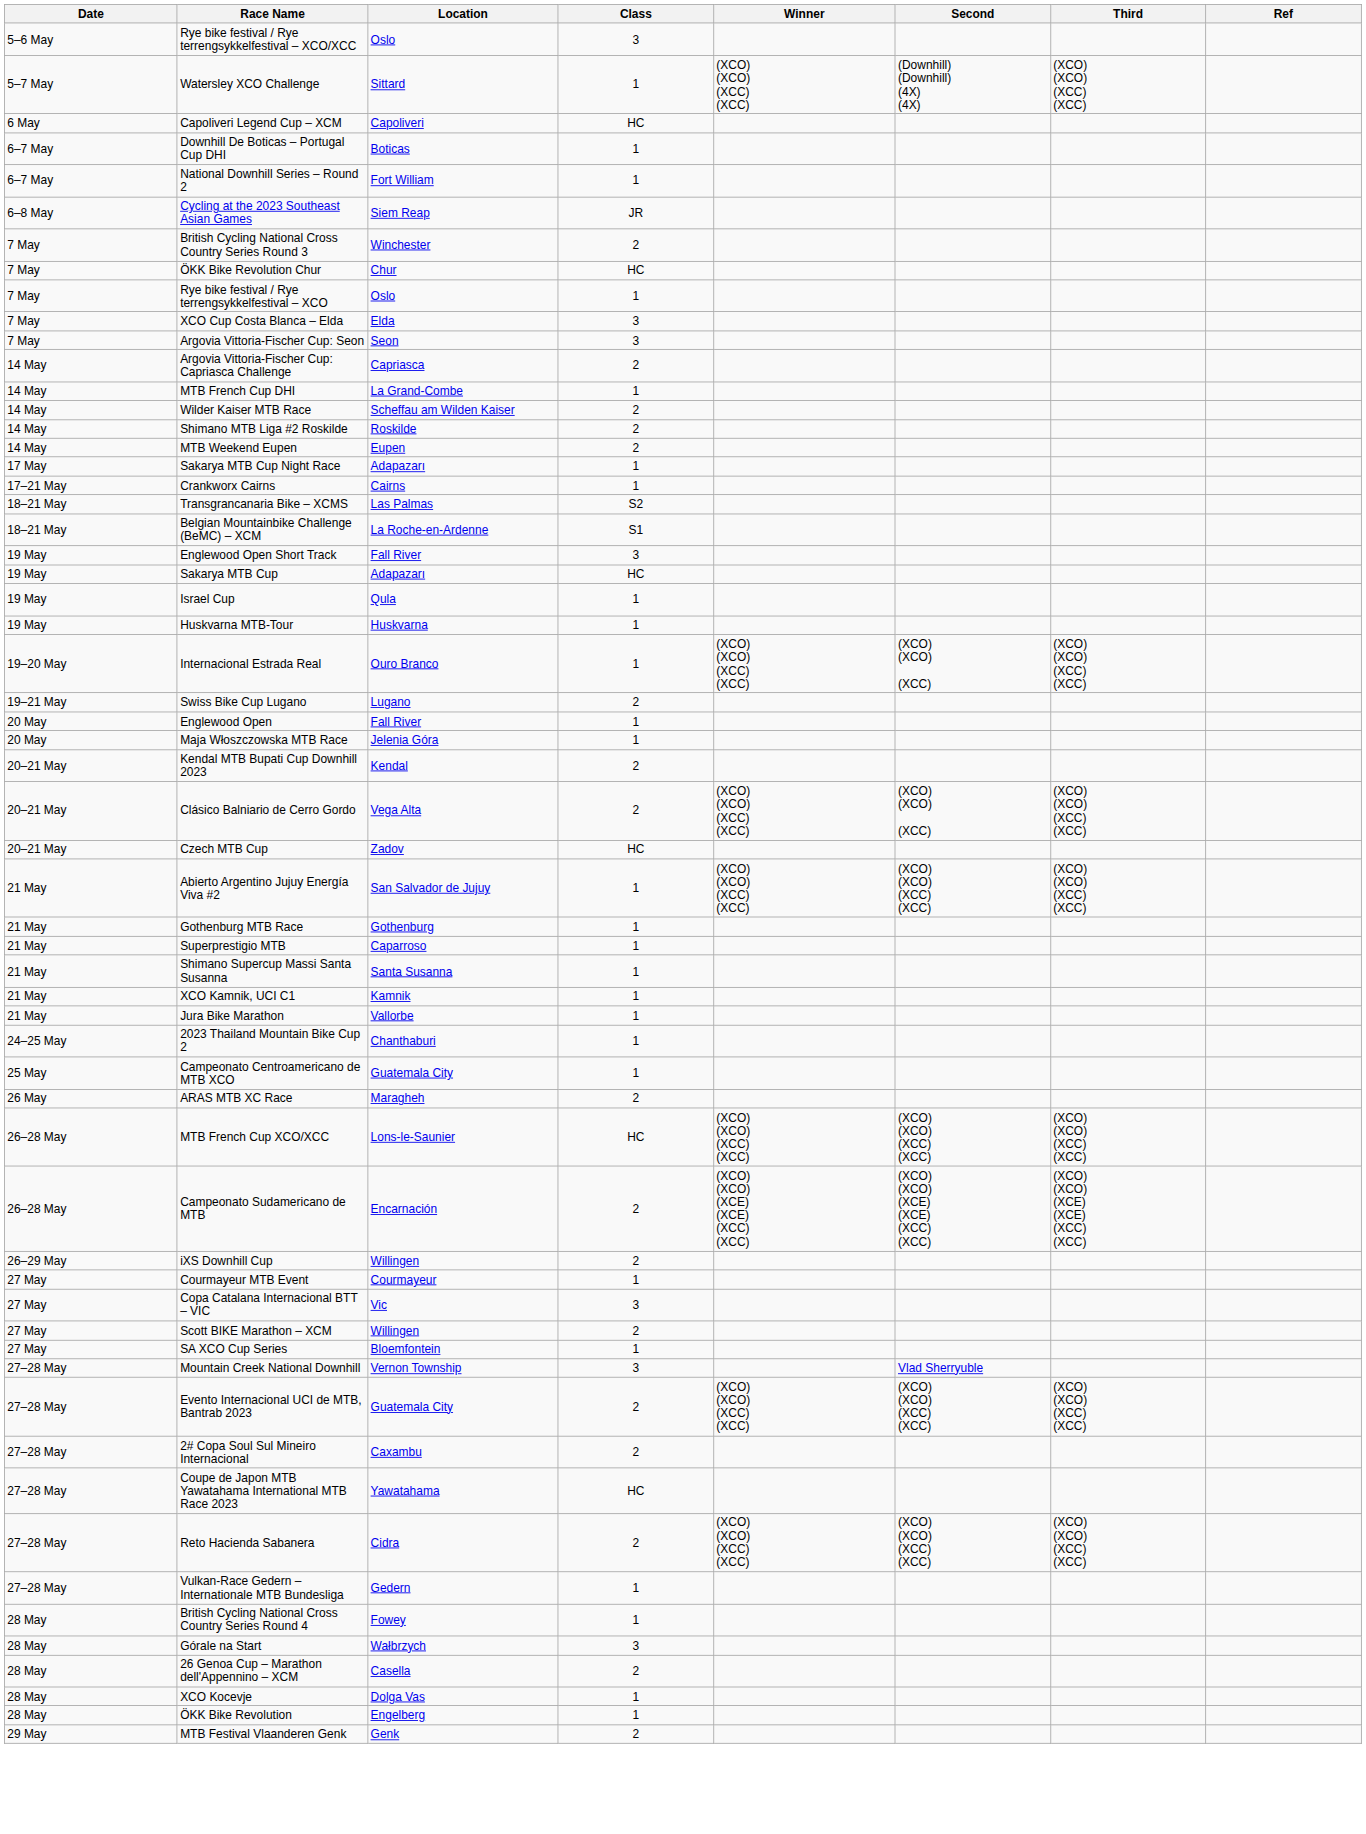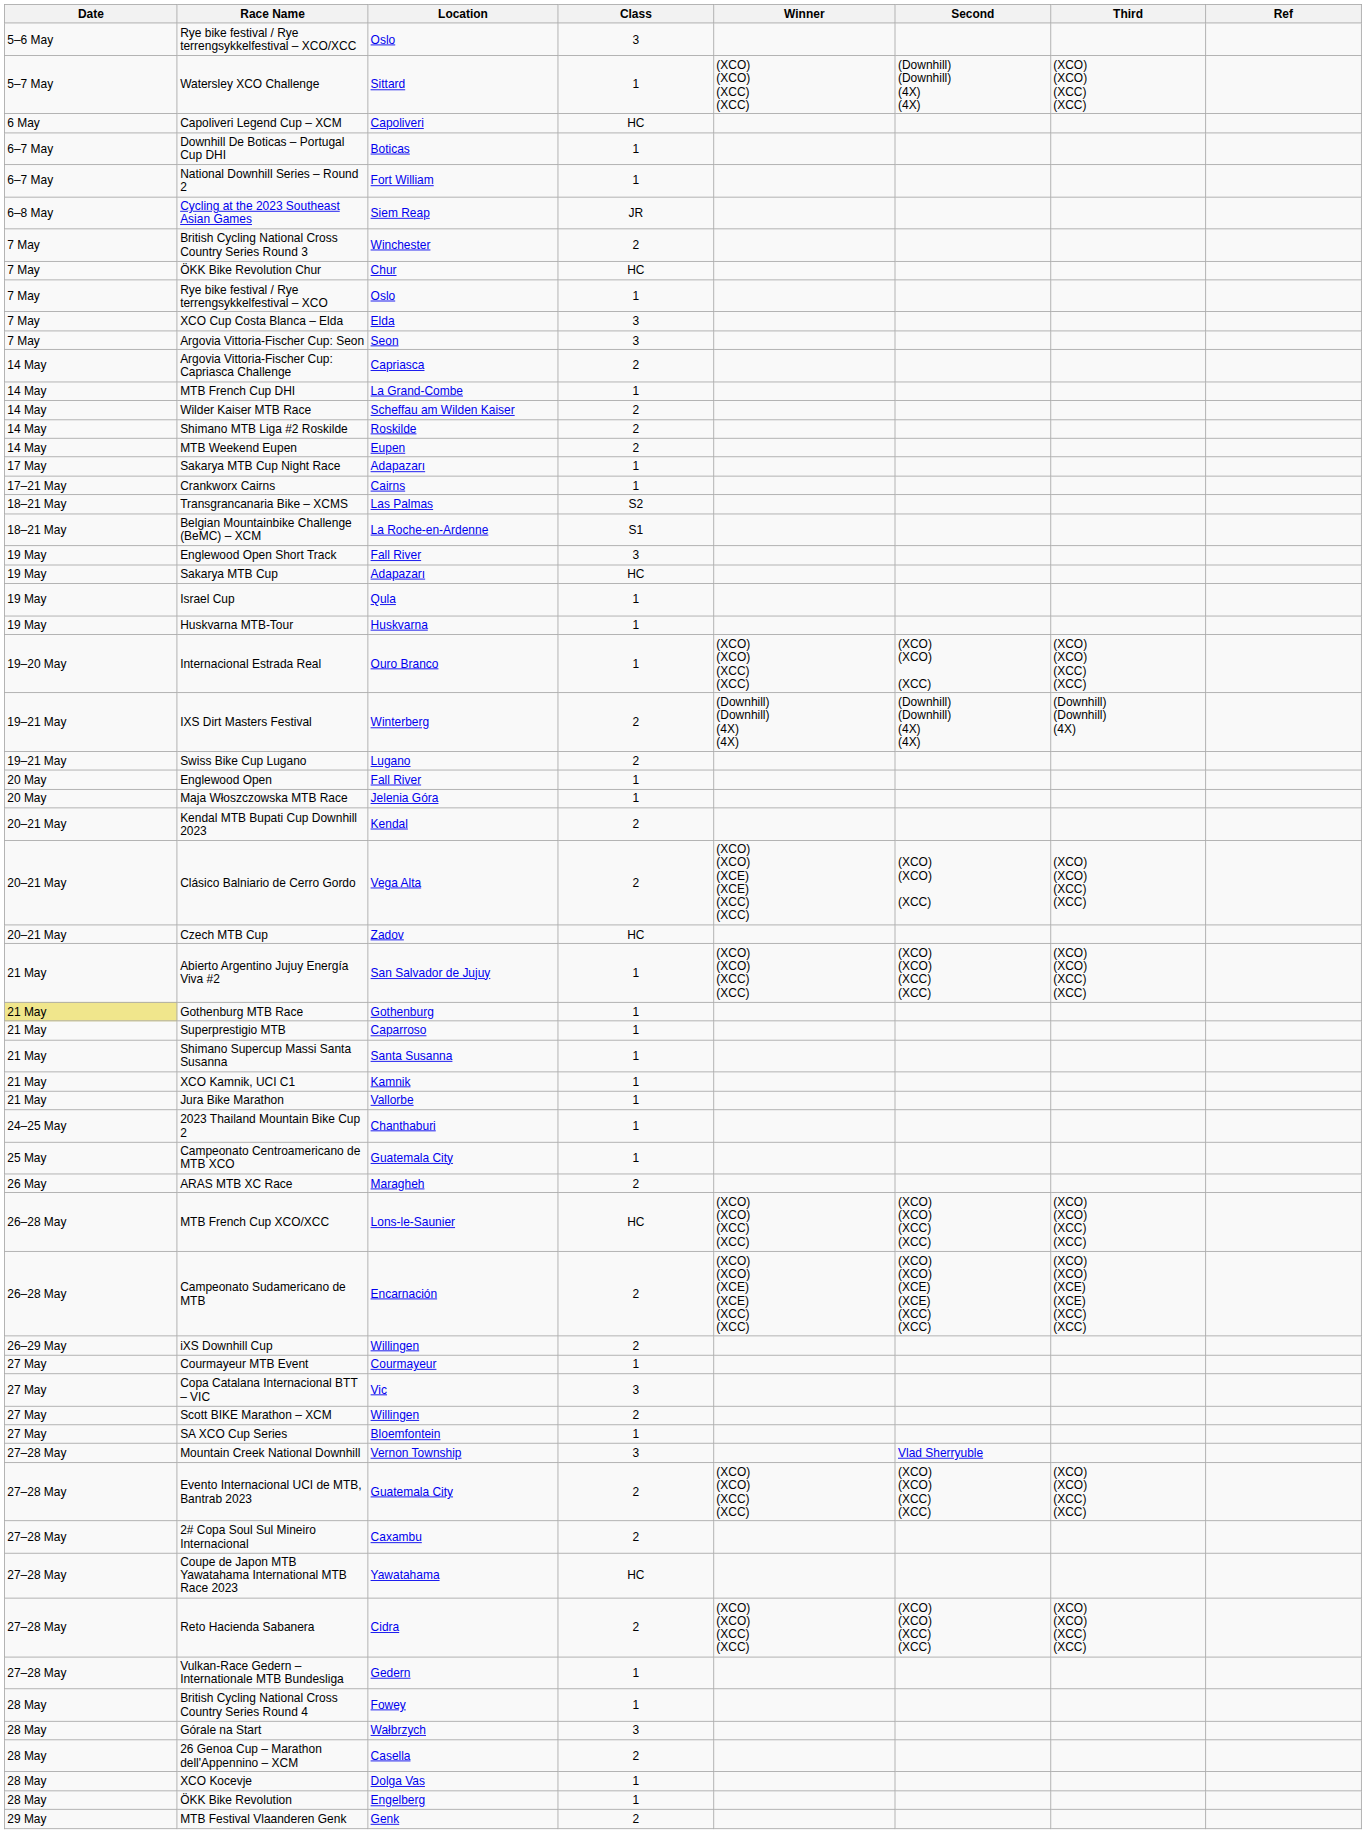+ row: (246, 722)
(733, 810) (XCO) (XCO) (XCC) (XCC) -> (733, 882) (XCO) (XCO) (XCE) (XCE) (XCC) (XCC)
(27, 926) no background -> (27, 1011) khaki background
